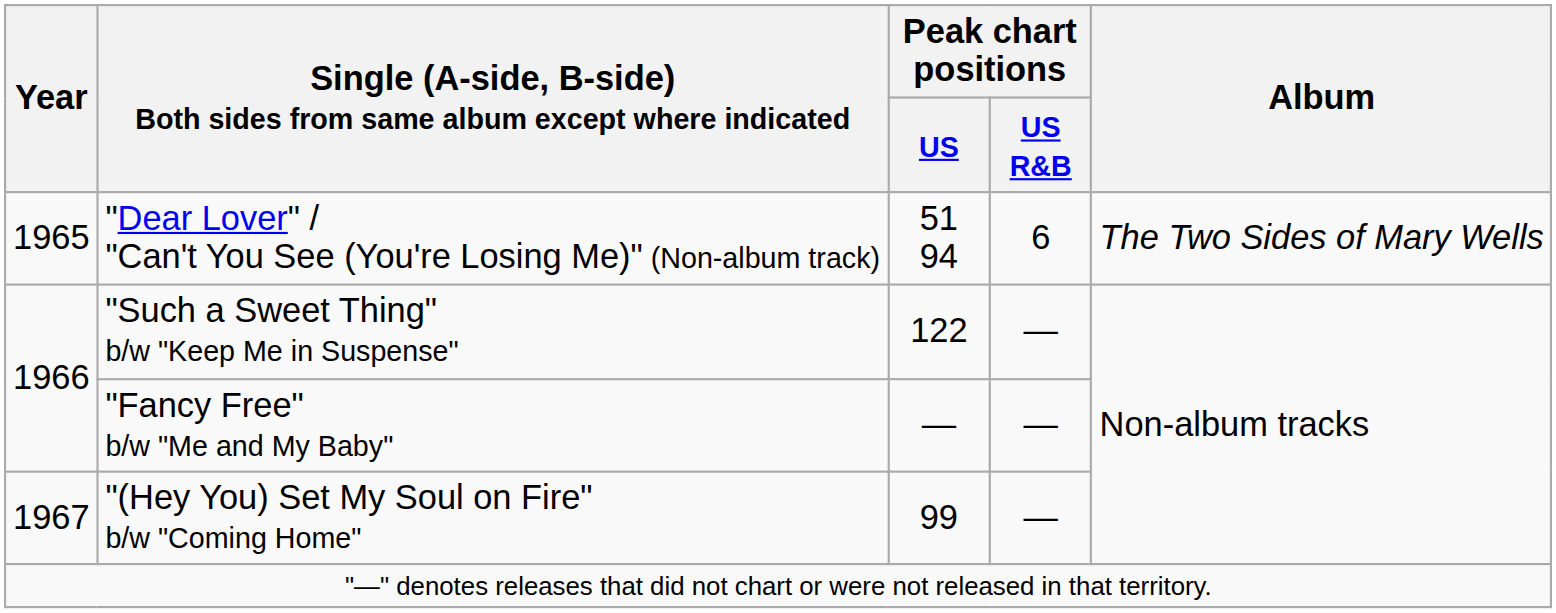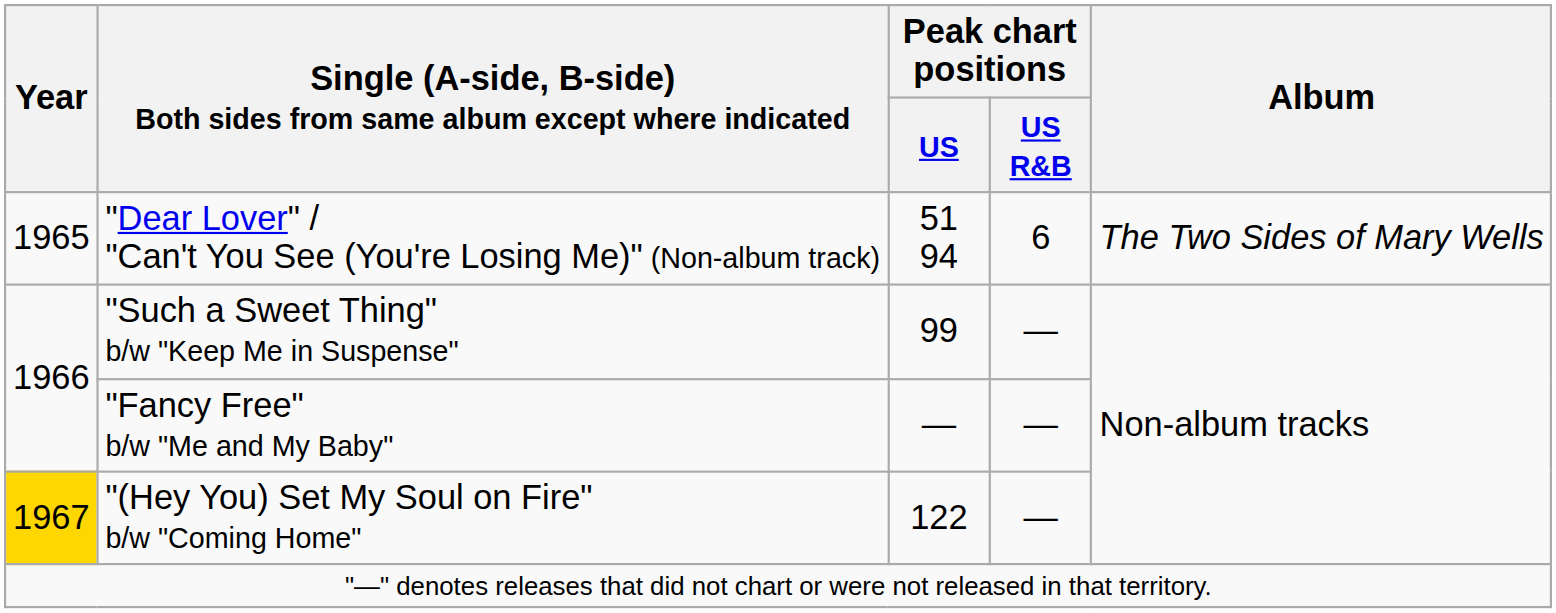(939, 330) 122 -> (939, 330) 99
(51, 517) no background -> (51, 517) gold background
(939, 517) 99 -> (939, 517) 122
